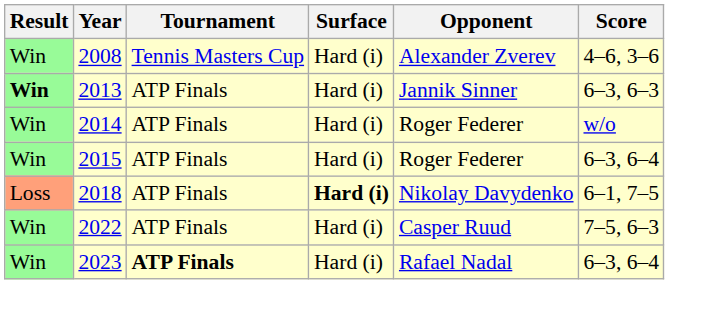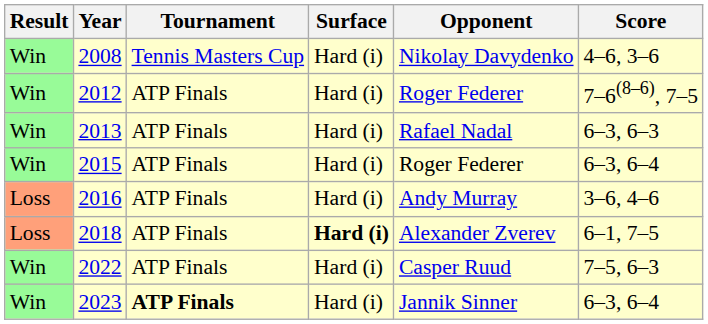(477, 55) Alexander Zverev -> (486, 55) Nikolay Davydenko
+ row: (100, 93)
(29, 90) bold -> (28, 130) normal
(458, 90) Jannik Sinner -> (456, 130) Rafael Nadal
- row: (100, 124)
+ row: (100, 198)
(486, 192) Nikolay Davydenko -> (477, 233) Alexander Zverev
(456, 261) Rafael Nadal -> (458, 301) Jannik Sinner
